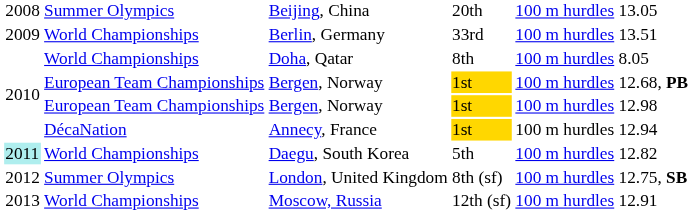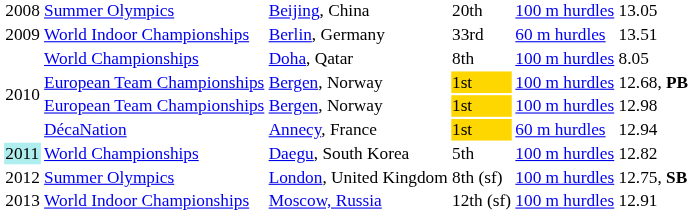(121, 34) World Championships -> (147, 34) World Indoor Championships
(565, 34) 100 m hurdles -> (560, 34) 60 m hurdles
(565, 129) 100 m hurdles -> (560, 129) 60 m hurdles
(121, 201) World Championships -> (147, 201) World Indoor Championships
